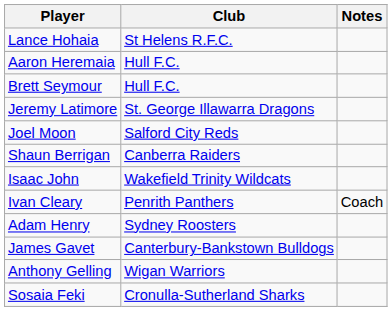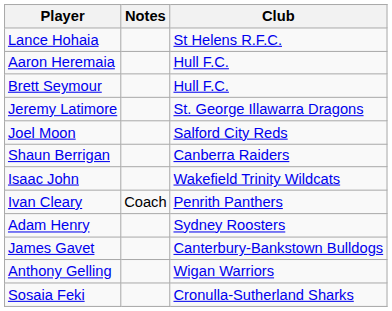columns swapped: (229, 17) <-> (362, 17)
